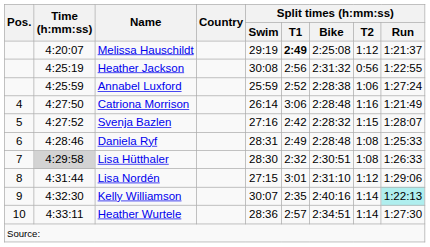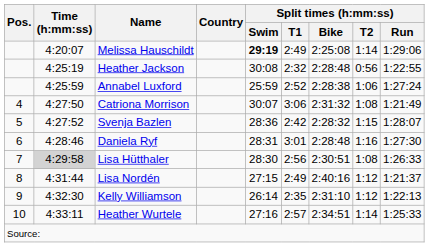(264, 50) normal -> (264, 50) bold
(295, 50) bold -> (295, 50) normal
(367, 50) 1:12 -> (367, 50) 1:14
(403, 50) 1:21:37 -> (402, 50) 1:29:06
(295, 68) 2:56 -> (295, 68) 2:32
(331, 68) 2:31:32 -> (331, 68) 2:28:48
(264, 104) 26:14 -> (264, 104) 30:07
(331, 104) 2:28:48 -> (331, 104) 2:31:32
(367, 104) 1:16 -> (367, 104) 1:08
(264, 123) 27:16 -> (264, 123) 28:36
(295, 141) 2:49 -> (295, 141) 3:01
(367, 141) 1:08 -> (367, 141) 1:16
(403, 141) 1:25:33 -> (402, 141) 1:27:30
(295, 159) 2:32 -> (295, 159) 2:56
(295, 178) 3:01 -> (295, 178) 2:49
(331, 178) 2:31:10 -> (331, 178) 2:40:16
(403, 178) 1:29:06 -> (402, 178) 1:21:37
(264, 196) 30:07 -> (264, 196) 26:14
(331, 196) 2:40:16 -> (331, 196) 2:31:10
(367, 196) 1:14 -> (367, 196) 1:12
(403, 196) paleturquoise background -> (402, 196) no background
(264, 214) 28:36 -> (264, 214) 27:16
(403, 214) 1:27:30 -> (402, 214) 1:25:33
